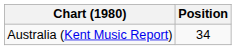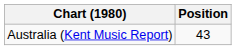(203, 34) 34 -> (203, 34) 43
